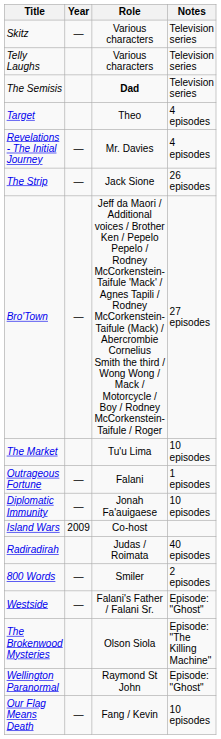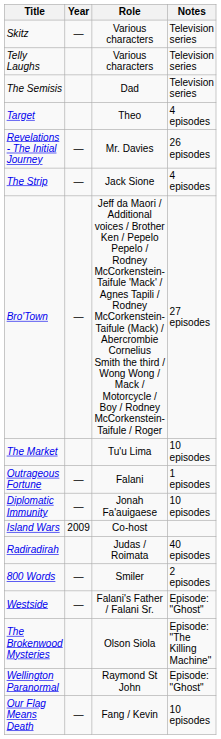(130, 88) bold -> (130, 88) normal
(190, 149) 4 episodes -> (190, 149) 26 episodes
(190, 182) 26 episodes -> (190, 182) 4 episodes
